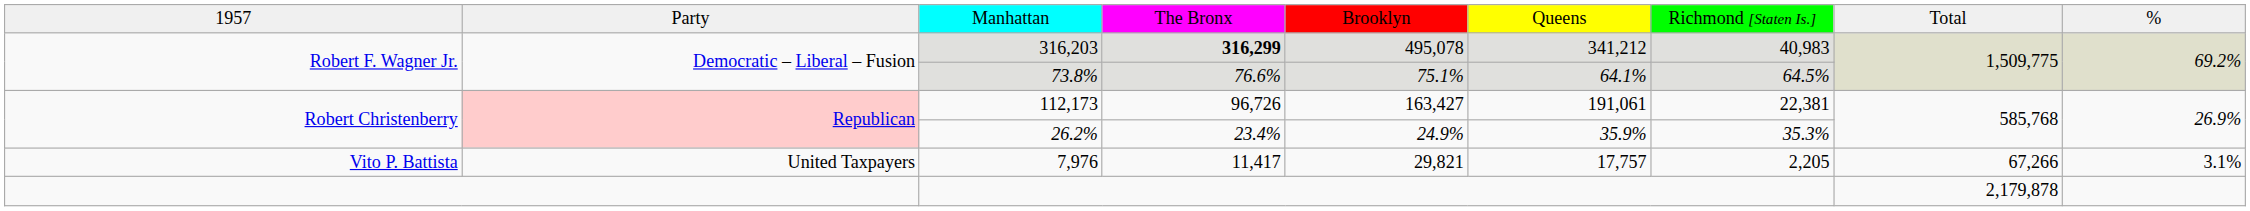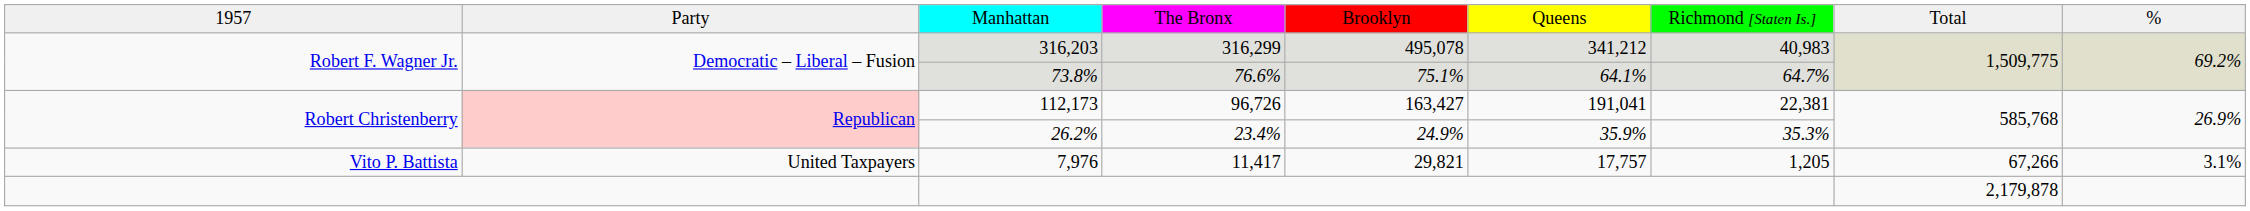(1251, 47) bold -> (1251, 47) normal
(1806, 76) 64.5% -> (1806, 76) 64.7%
(1617, 104) 191,061 -> (1617, 104) 191,041
(1809, 162) 2,205 -> (1809, 162) 1,205
